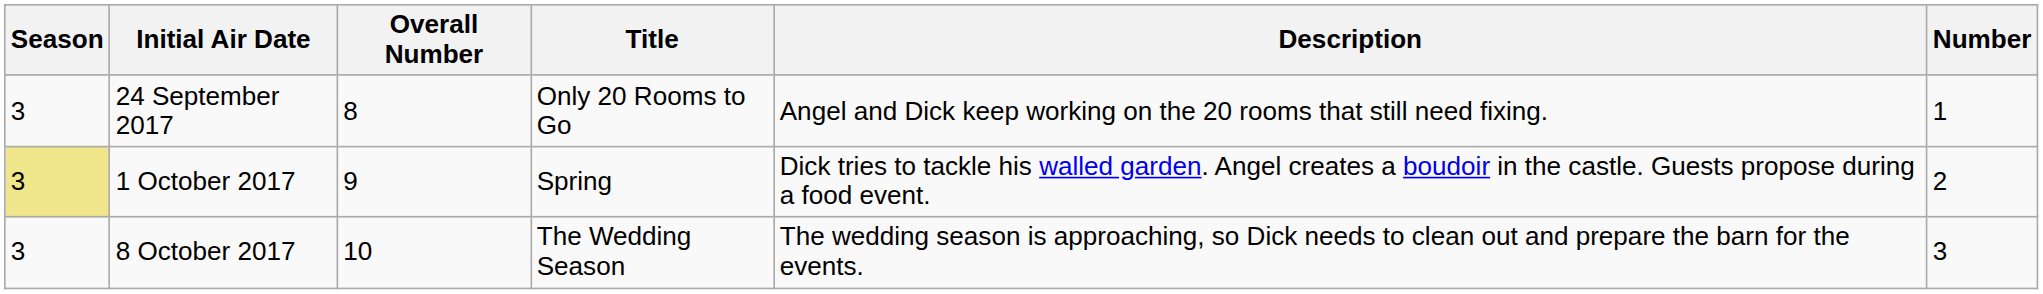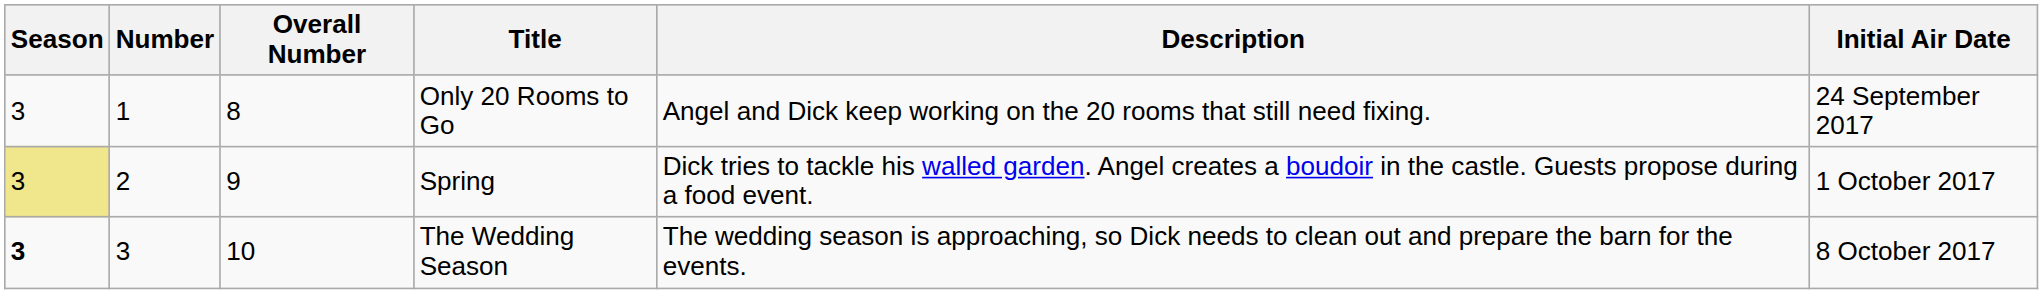columns swapped: (1982, 39) <-> (223, 39)
(18, 251) normal -> (18, 251) bold
